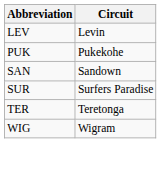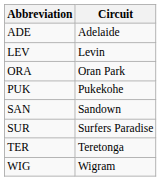+ row: (19, 32)
+ row: (19, 70)
